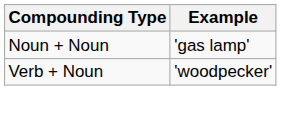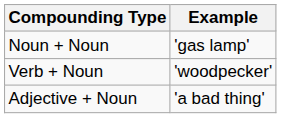+ row: (73, 98)
